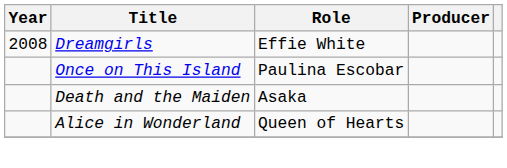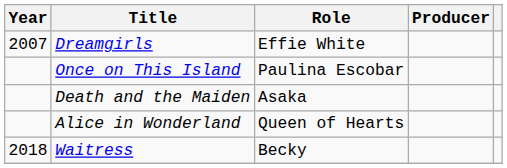(28, 44) 2008 -> (28, 44) 2007
+ row: (94, 150)
